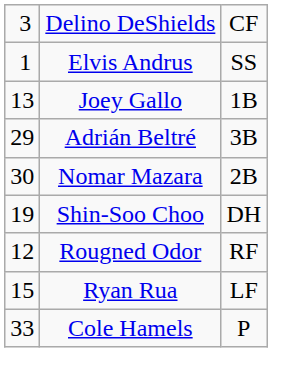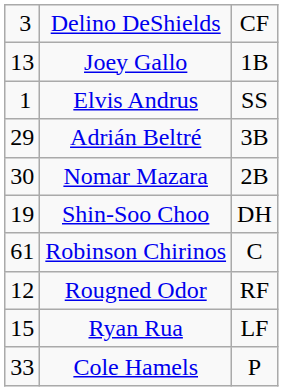rows swapped: (130, 99) <-> (130, 61)
+ row: (136, 251)
